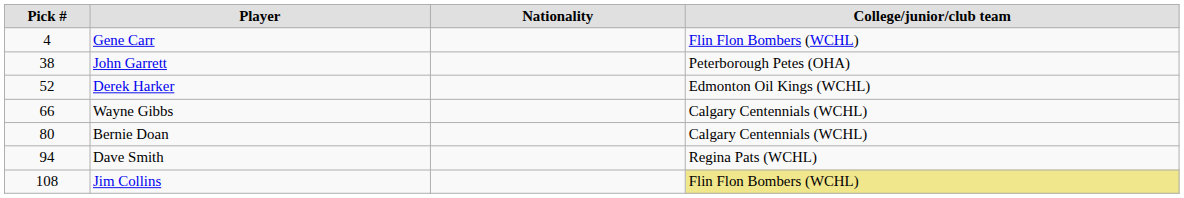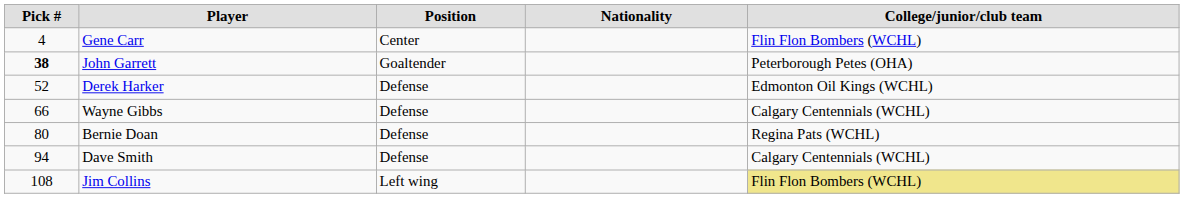+ column: (450, 16)
(47, 63) normal -> (42, 63) bold
(778, 134) Calgary Centennials (WCHL) -> (815, 134) Regina Pats (WCHL)
(753, 157) Regina Pats (WCHL) -> (841, 157) Calgary Centennials (WCHL)
